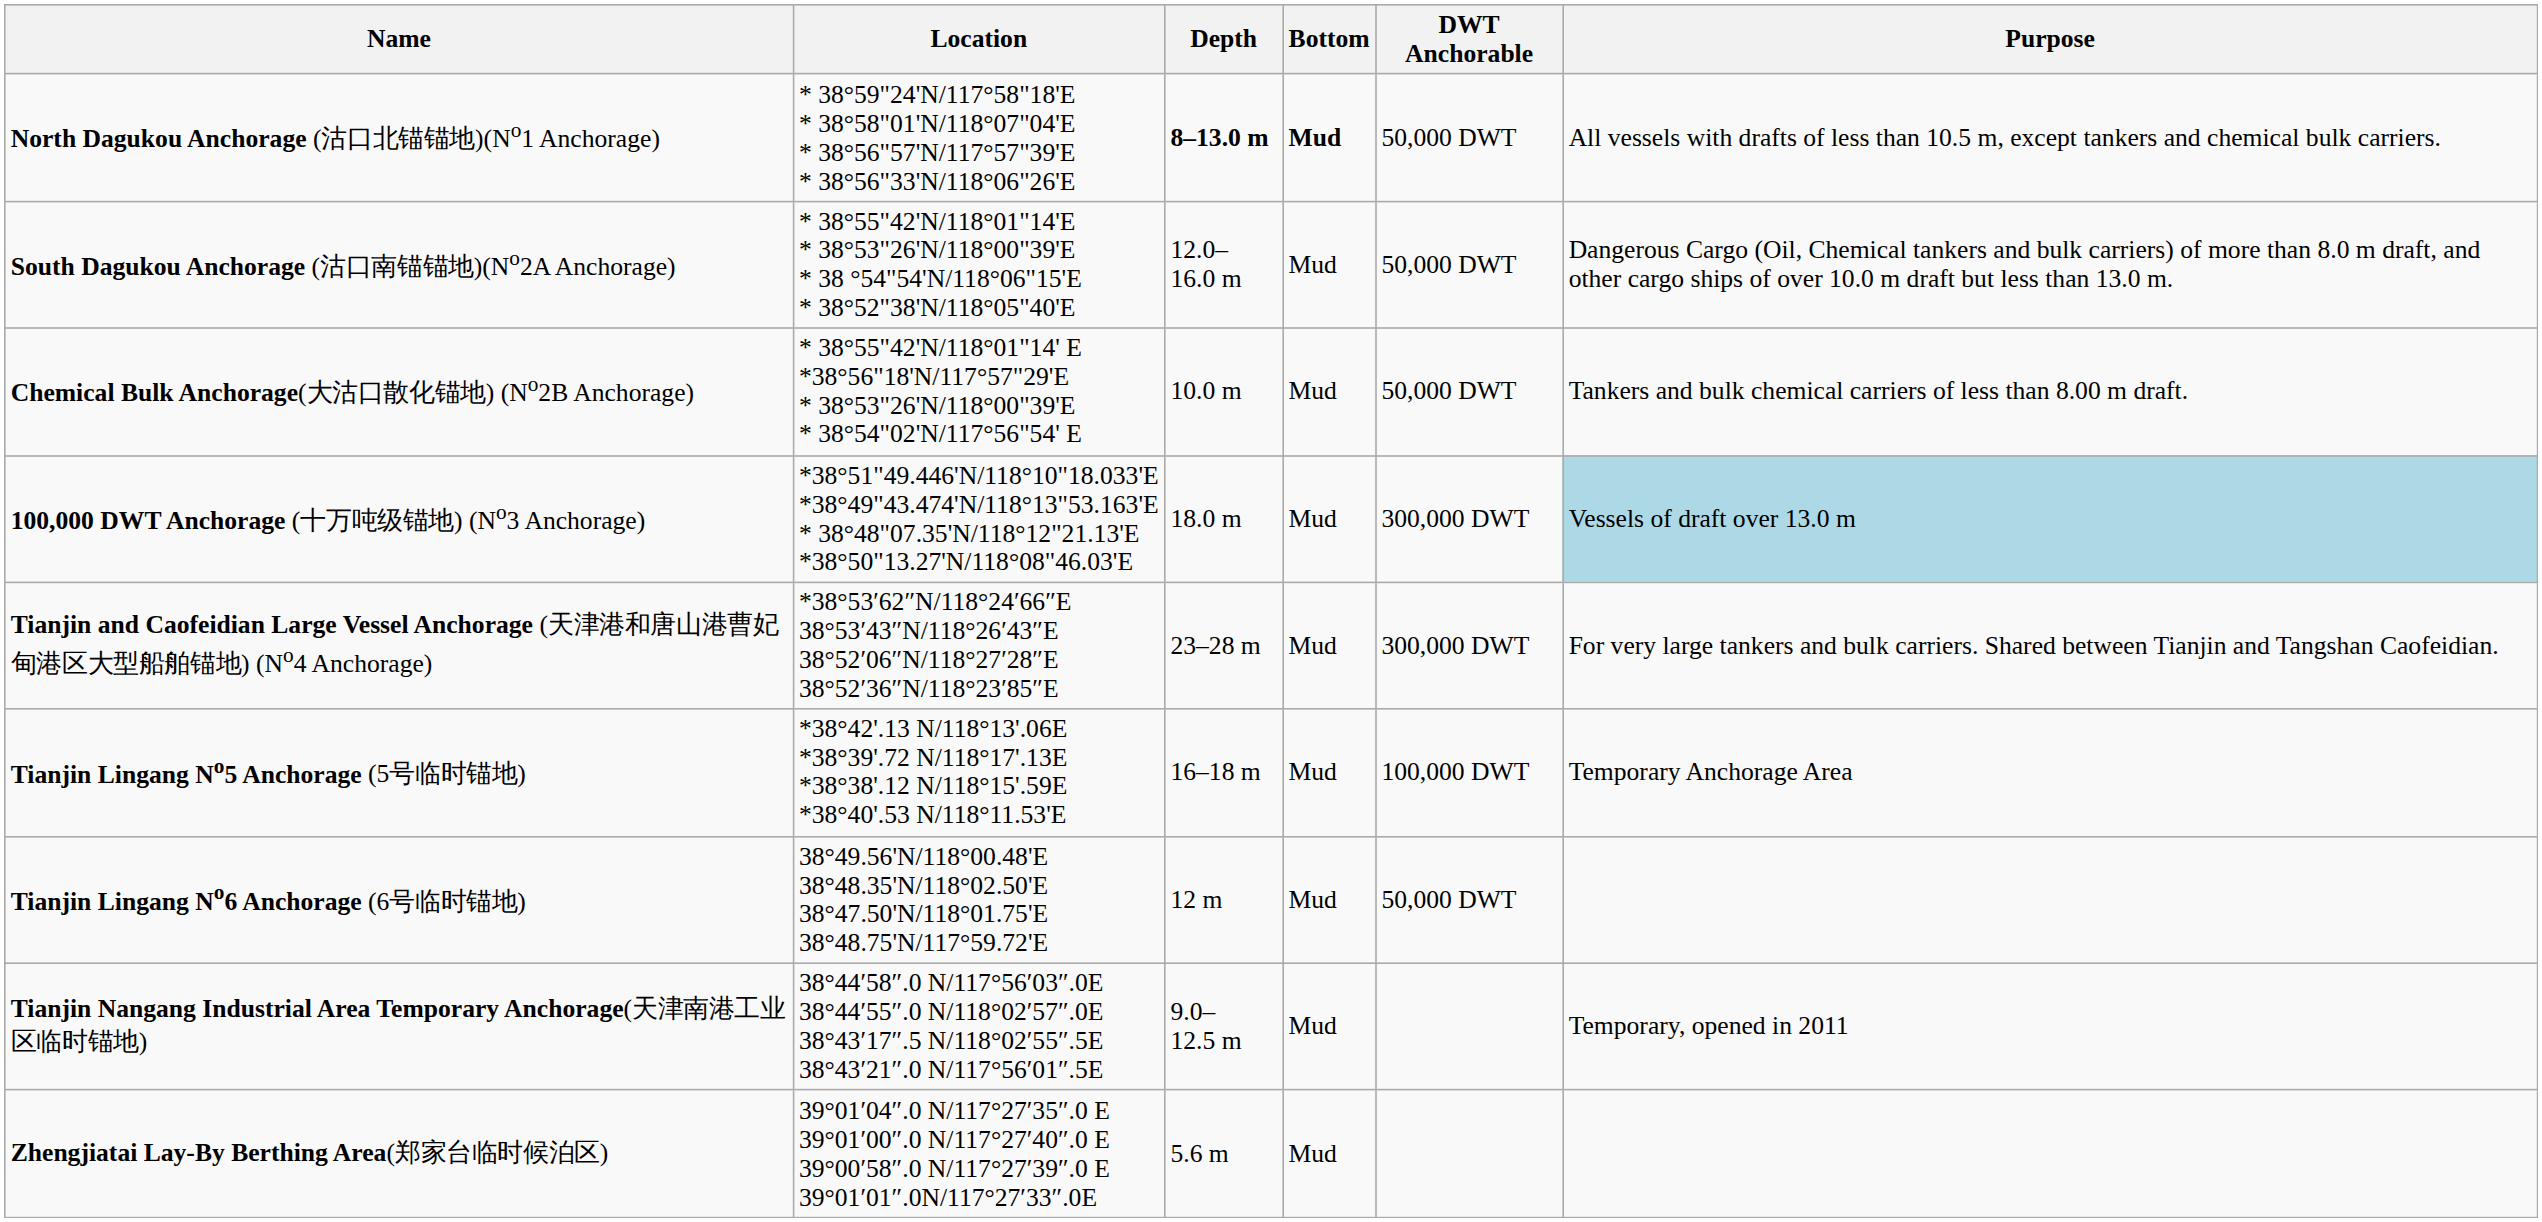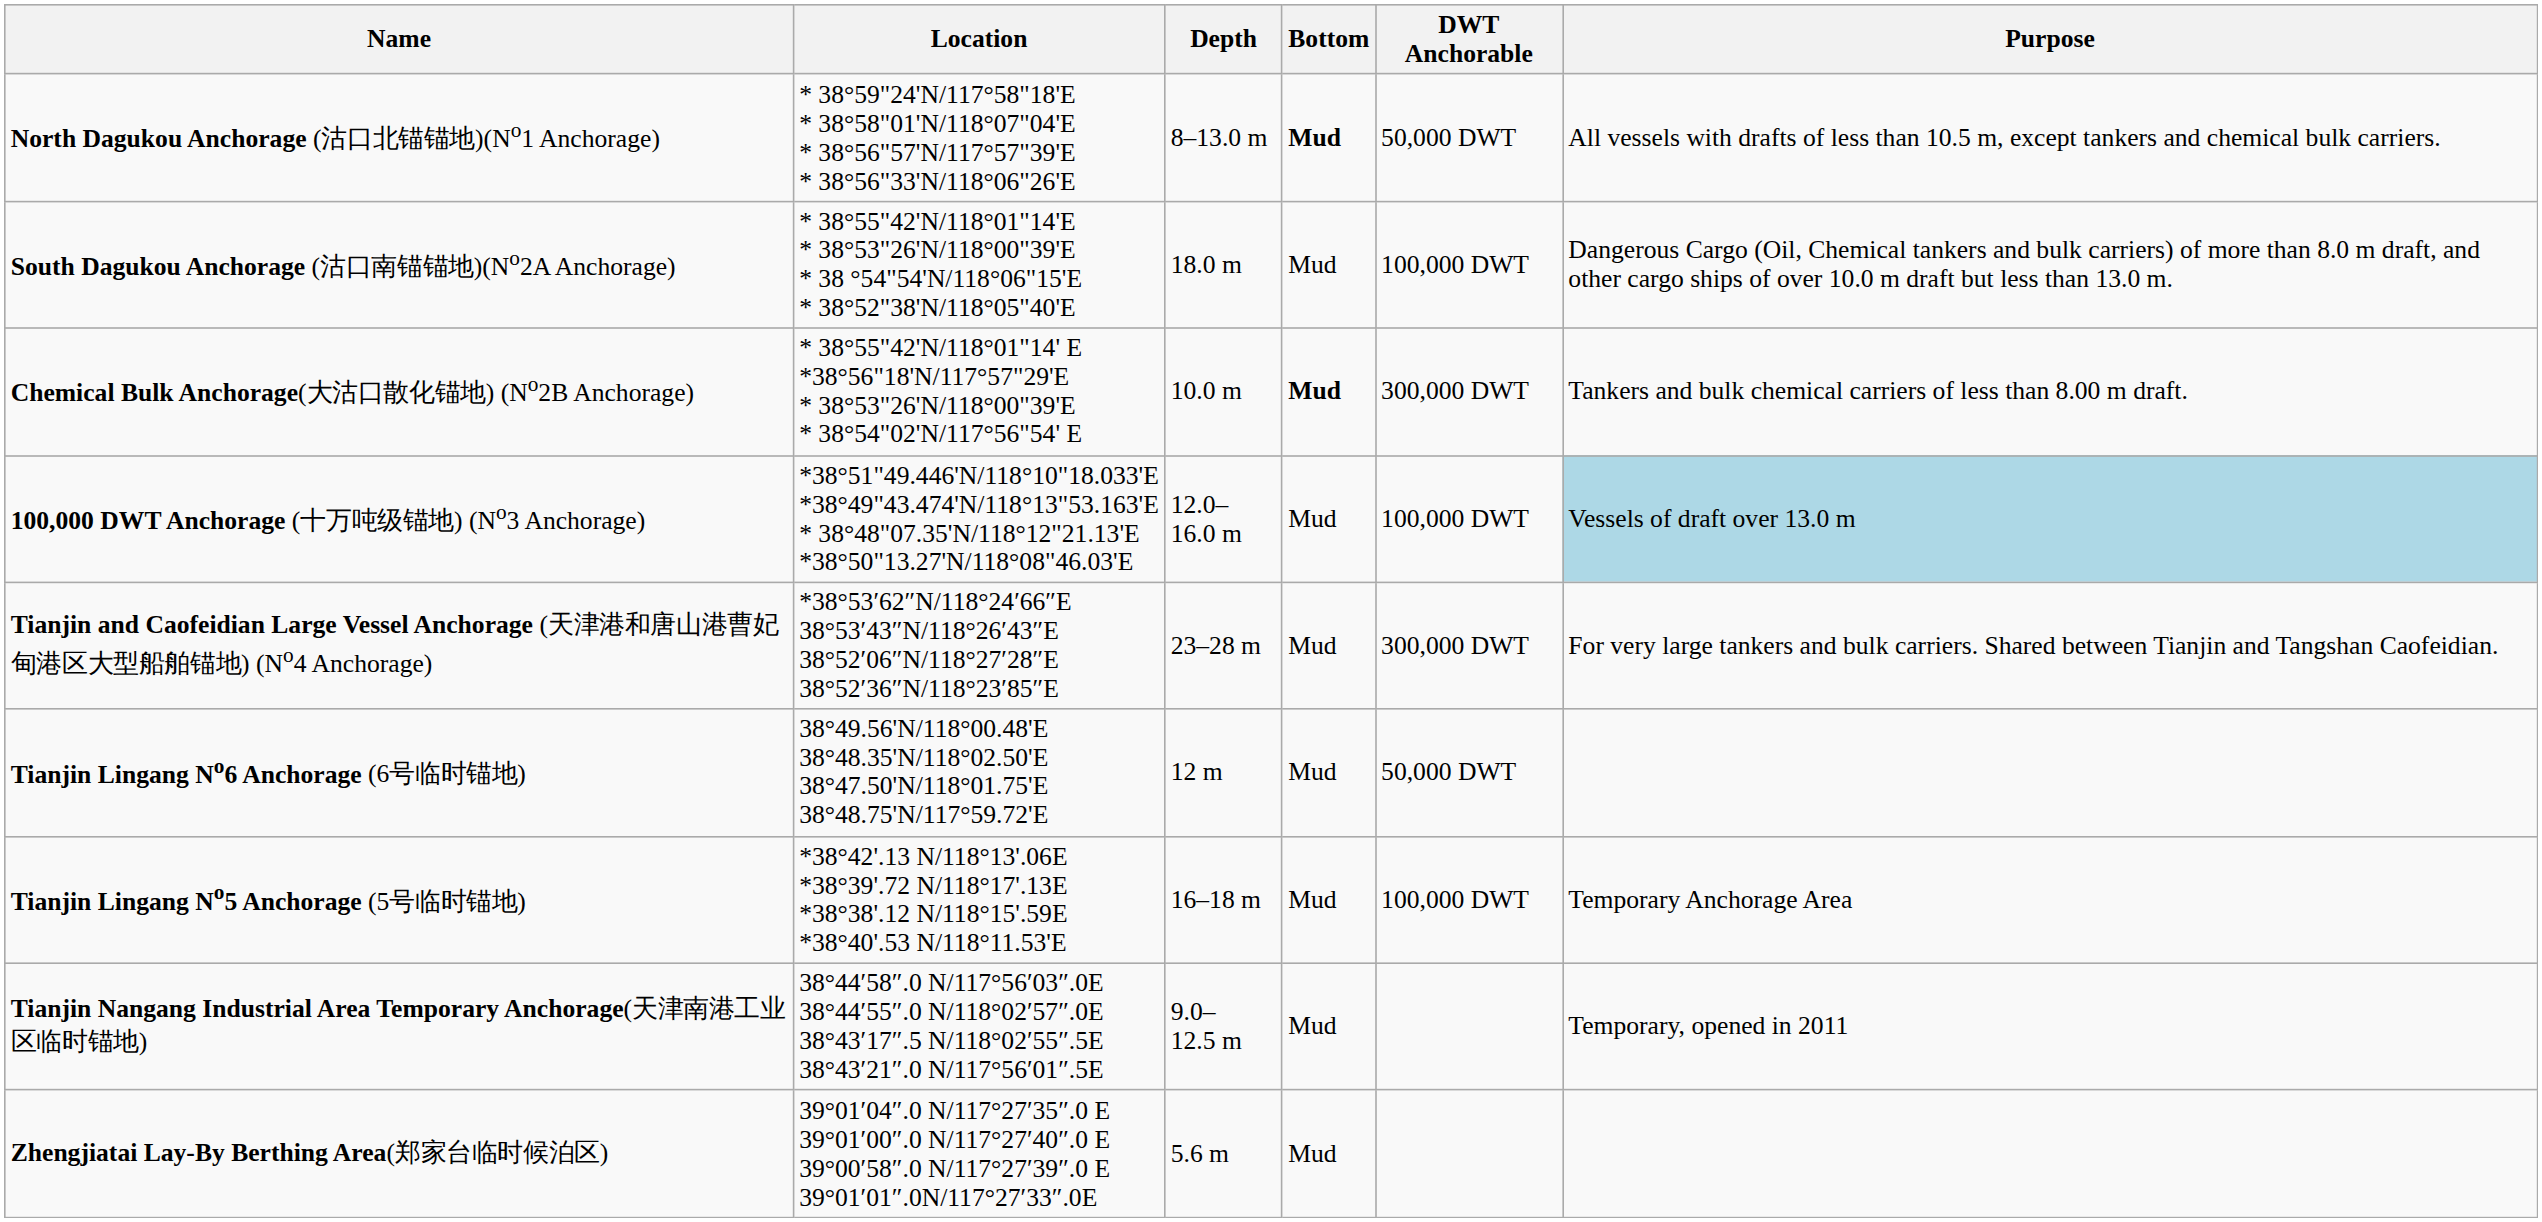(1220, 137) bold -> (1219, 137) normal
(1206, 264) 12.0–16.0 m -> (1206, 264) 18.0 m
(1449, 264) 50,000 DWT -> (1455, 264) 100,000 DWT
(1313, 391) normal -> (1315, 391) bold
(1449, 391) 50,000 DWT -> (1455, 391) 300,000 DWT
(1206, 518) 18.0 m -> (1206, 518) 12.0–16.0 m
(1455, 518) 300,000 DWT -> (1455, 518) 100,000 DWT
rows swapped: (268, 770) <-> (268, 897)
